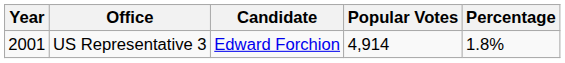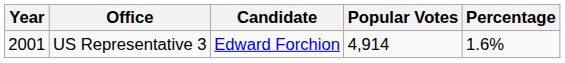(485, 44) 1.8% -> (485, 44) 1.6%
